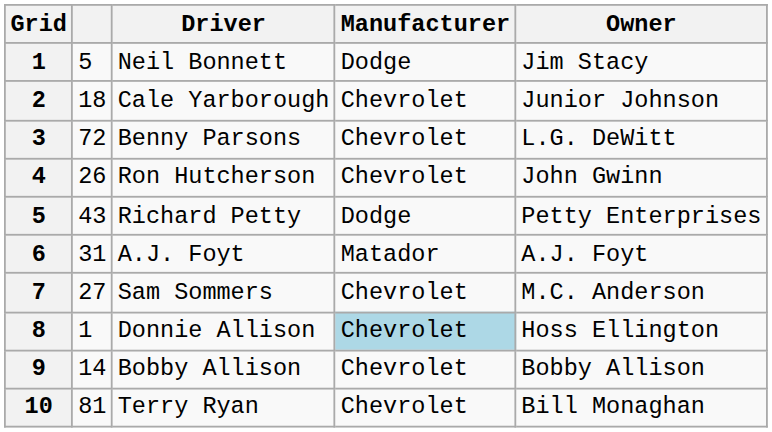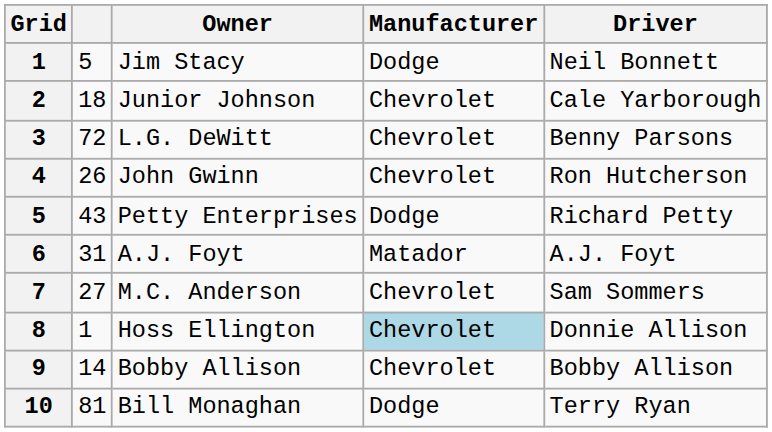columns swapped: (224, 24) <-> (641, 24)
(404, 408) Chevrolet -> (404, 408) Dodge
